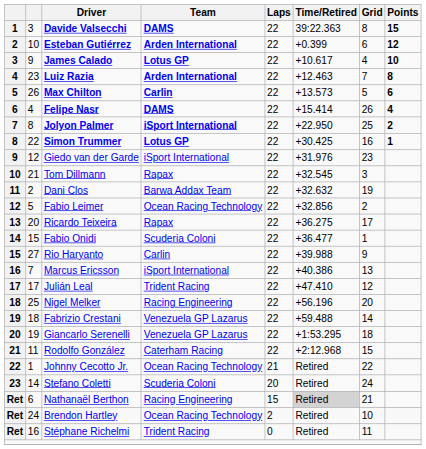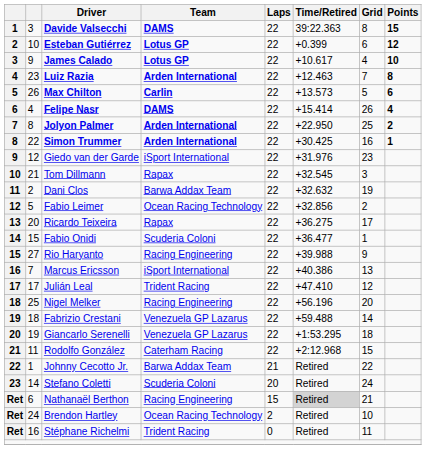(190, 45) Arden International -> (166, 45) Lotus GP
(190, 125) iSport International -> (190, 125) Arden International
(166, 142) Lotus GP -> (190, 142) Arden International
(157, 254) Carlin -> (188, 254) Racing Engineering
(203, 367) Ocean Racing Technology -> (187, 367) Barwa Addax Team
